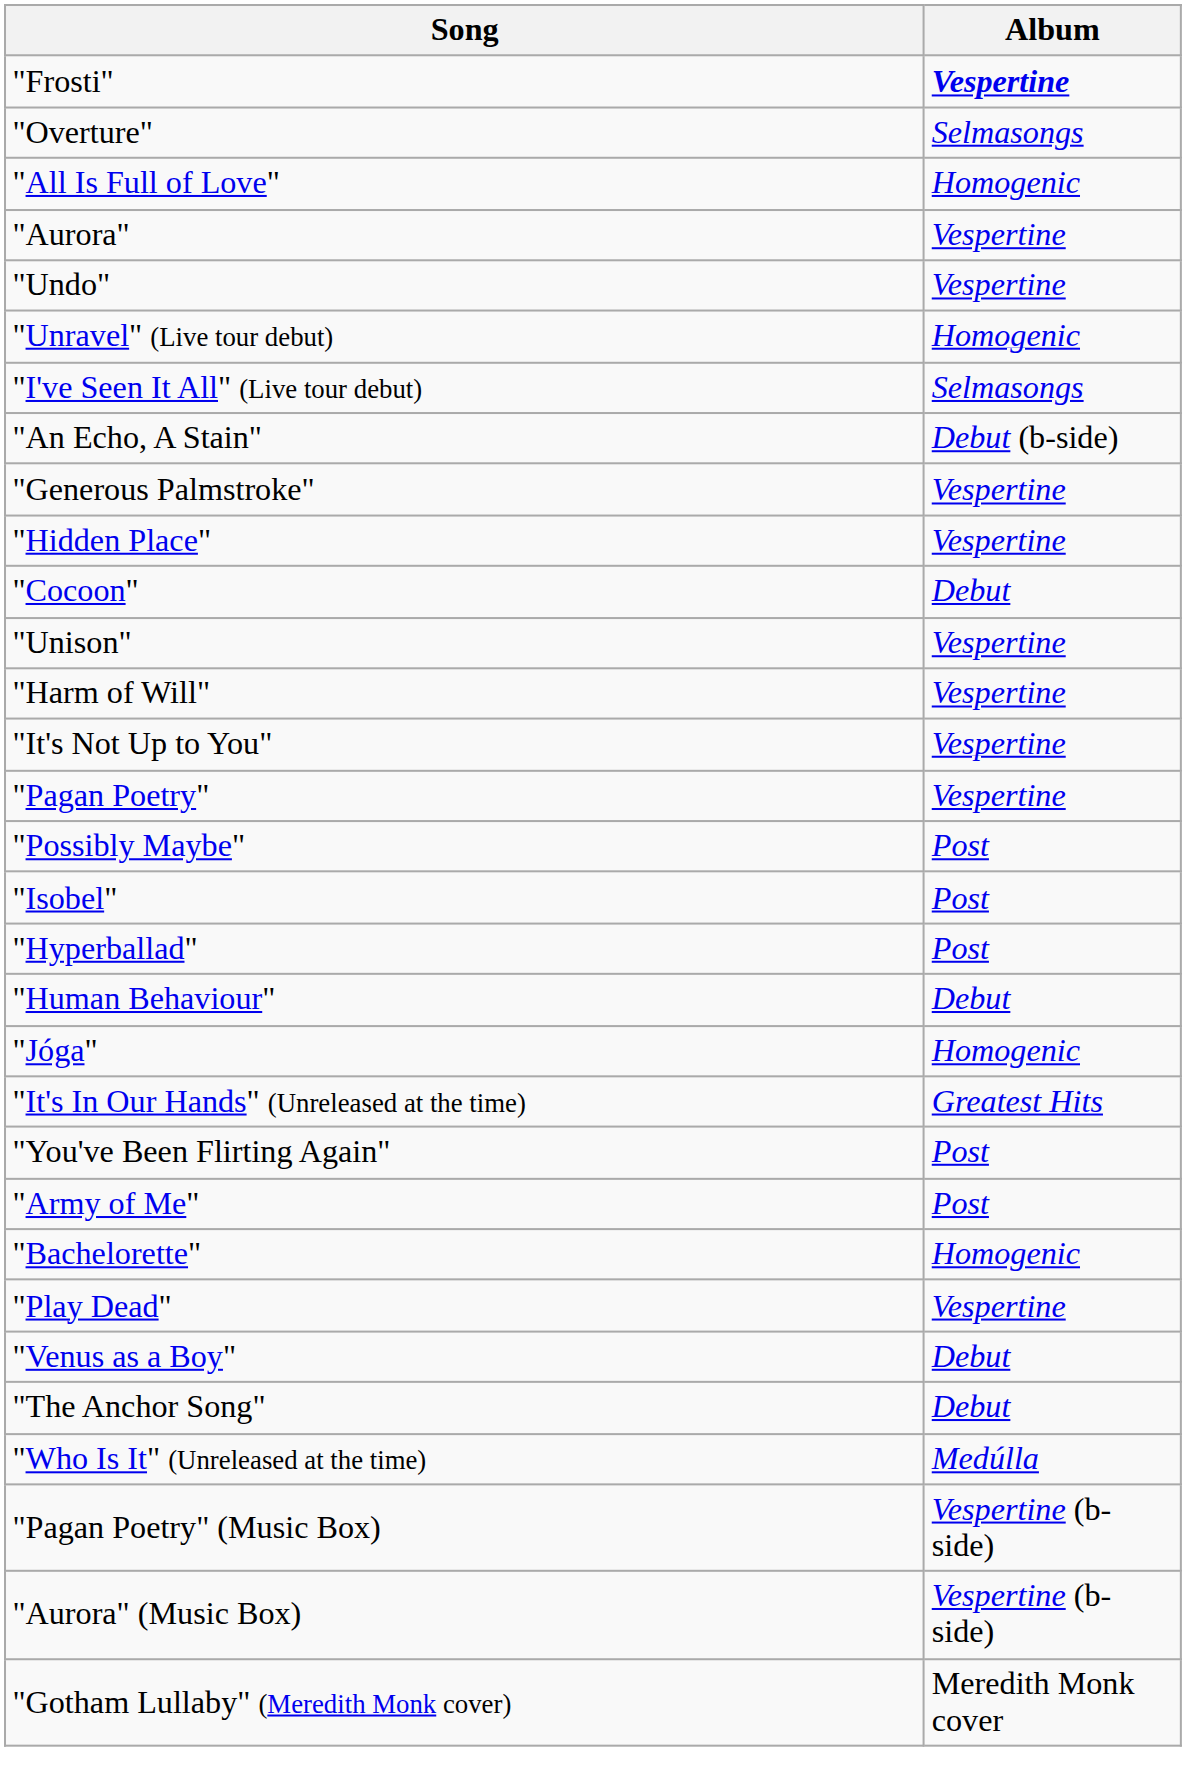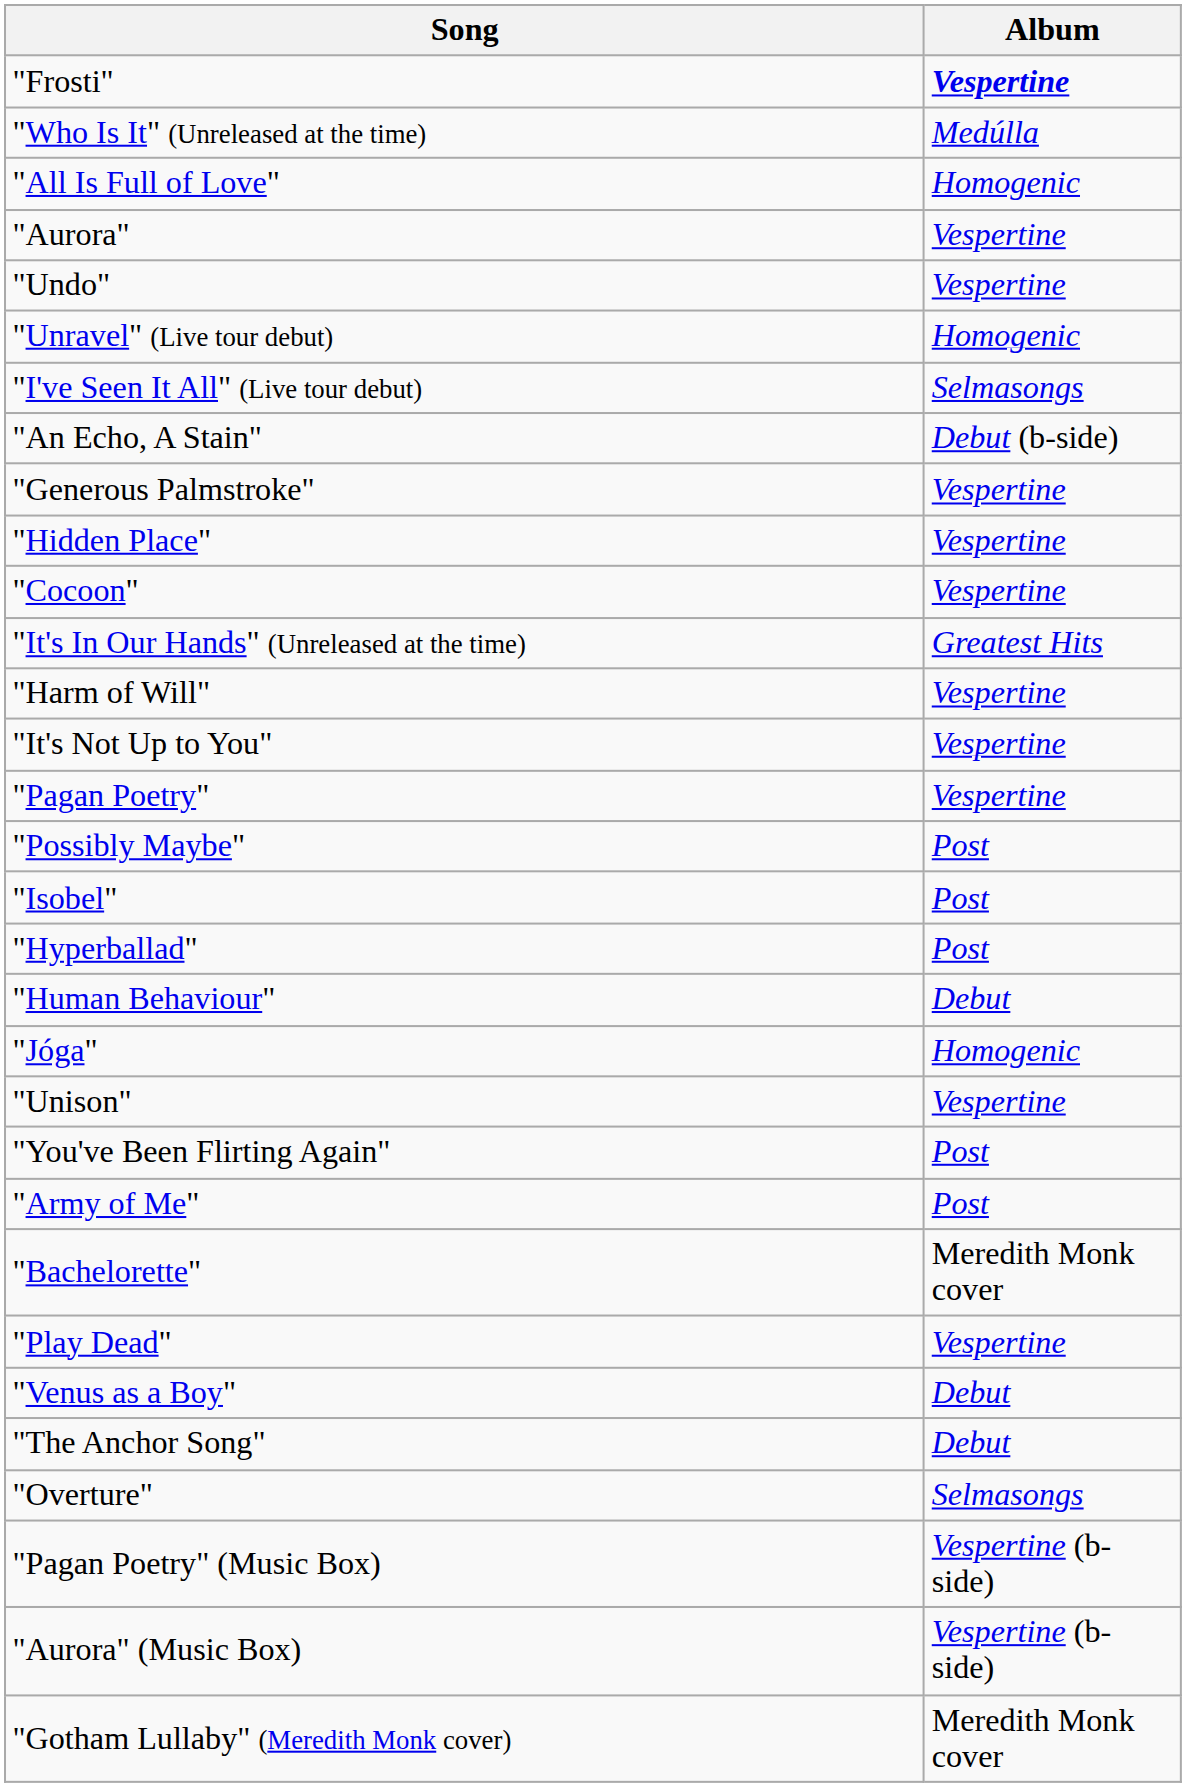rows swapped: (83, 132) <-> (219, 1458)
(971, 591) Debut -> (999, 591) Vespertine
rows swapped: (72, 642) <-> (269, 1101)
(1006, 1254) Homogenic -> (1033, 1272) Meredith Monk cover
